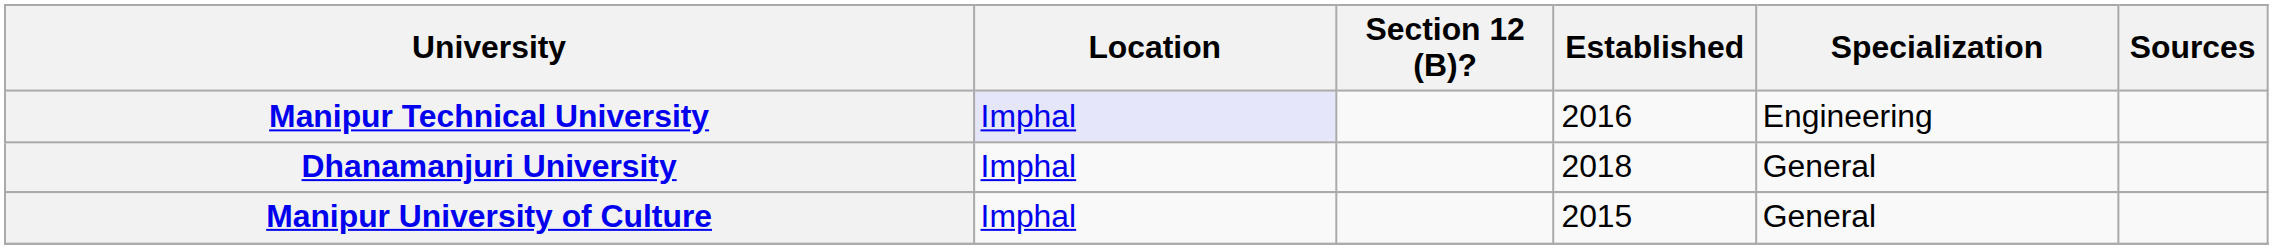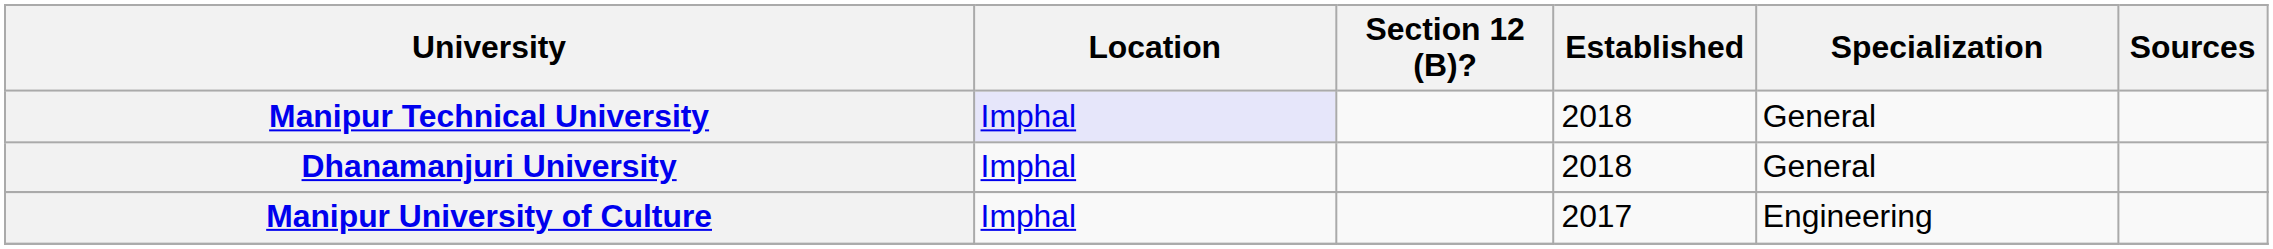(1597, 116) 2016 -> (1597, 116) 2018
(1848, 116) Engineering -> (1819, 116) General
(1597, 217) 2015 -> (1597, 217) 2017
(1819, 217) General -> (1848, 217) Engineering
